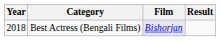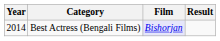(16, 28) 2018 -> (16, 28) 2014
